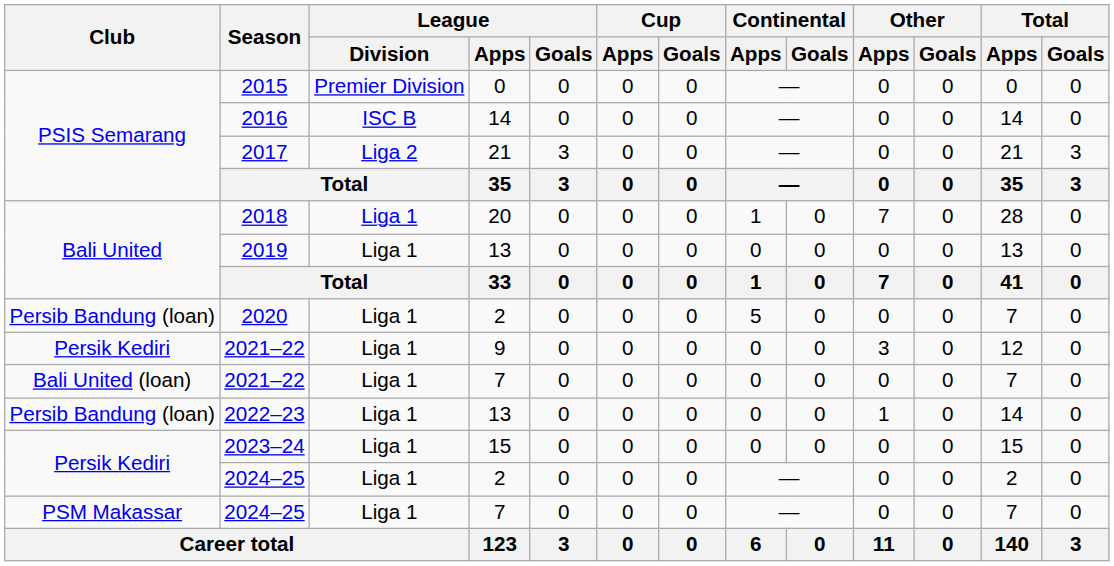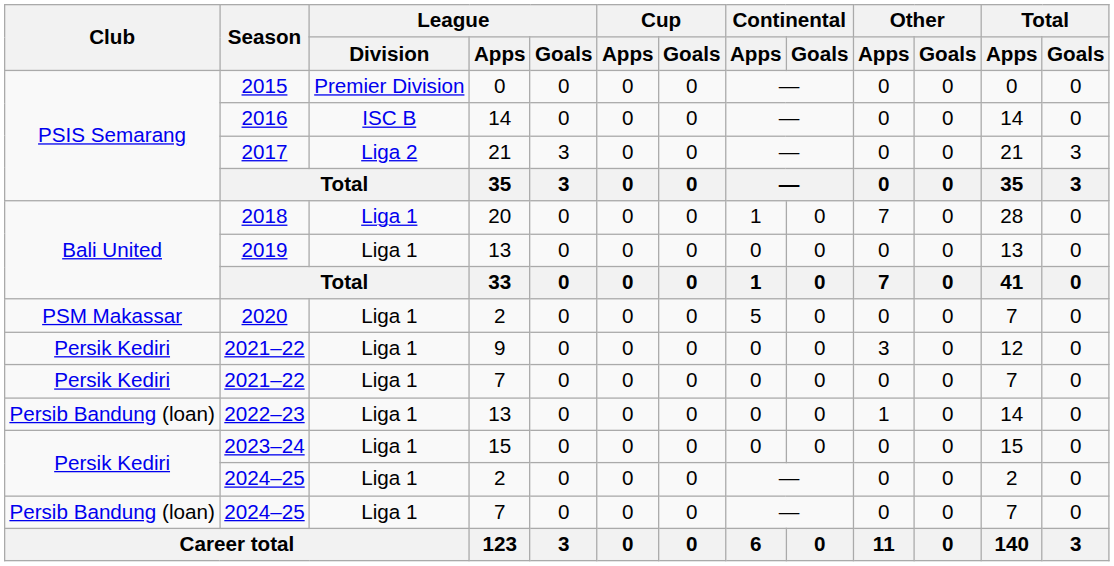(112, 315) Persib Bandung (loan) -> (112, 315) PSM Makassar
(112, 380) Bali United (loan) -> (112, 380) Persik Kediri
(112, 511) PSM Makassar -> (112, 511) Persib Bandung (loan)
